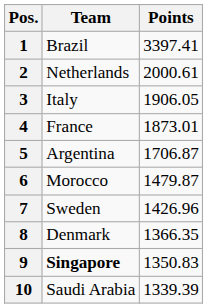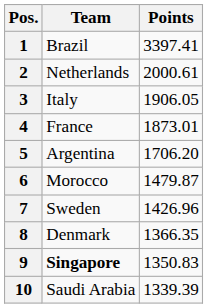(171, 153) 1706.87 -> (171, 153) 1706.20
